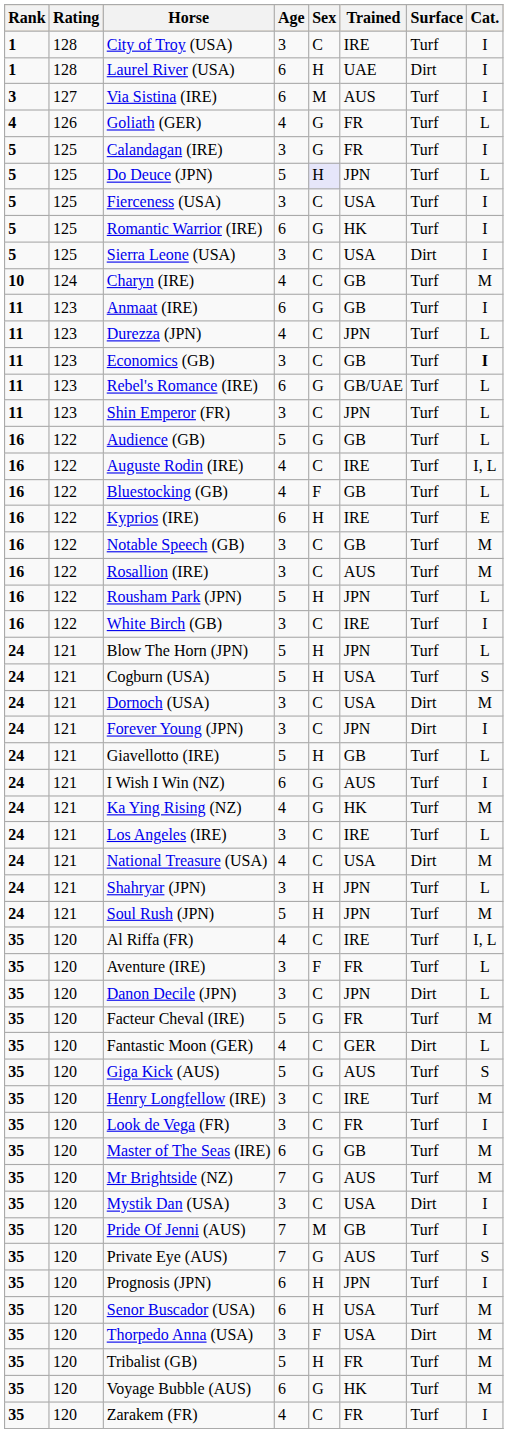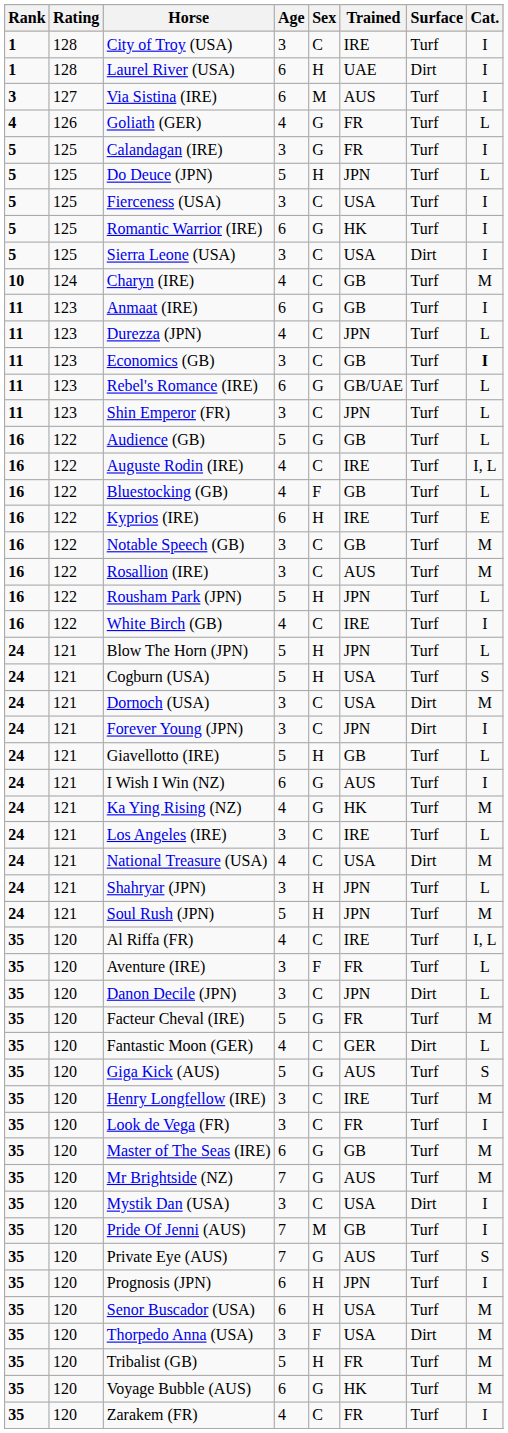(318, 176) lavender background -> (318, 176) no background
(282, 624) 3 -> (282, 624) 4
